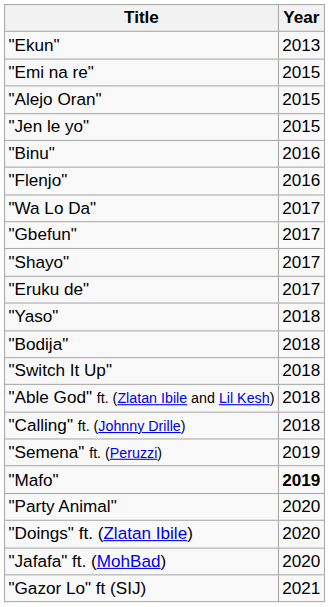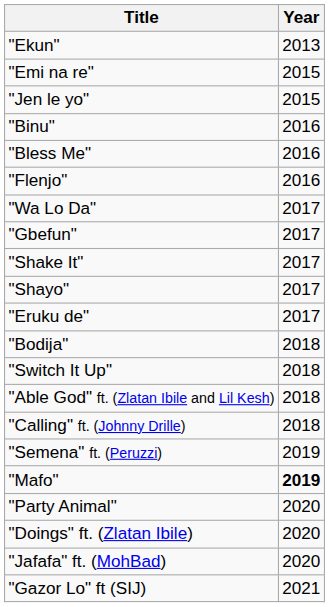- row: (55, 99)
+ row: (50, 153)
+ row: (46, 262)
- row: (33, 316)
